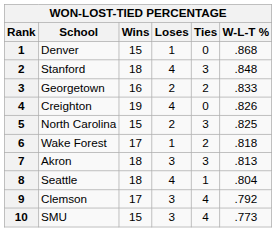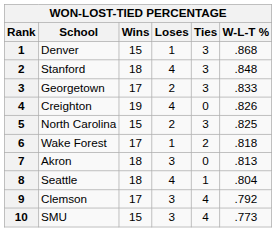(206, 50) 0 -> (206, 50) 3
(136, 87) 16 -> (136, 87) 17
(206, 87) 2 -> (206, 87) 3
(206, 161) 3 -> (206, 161) 0
